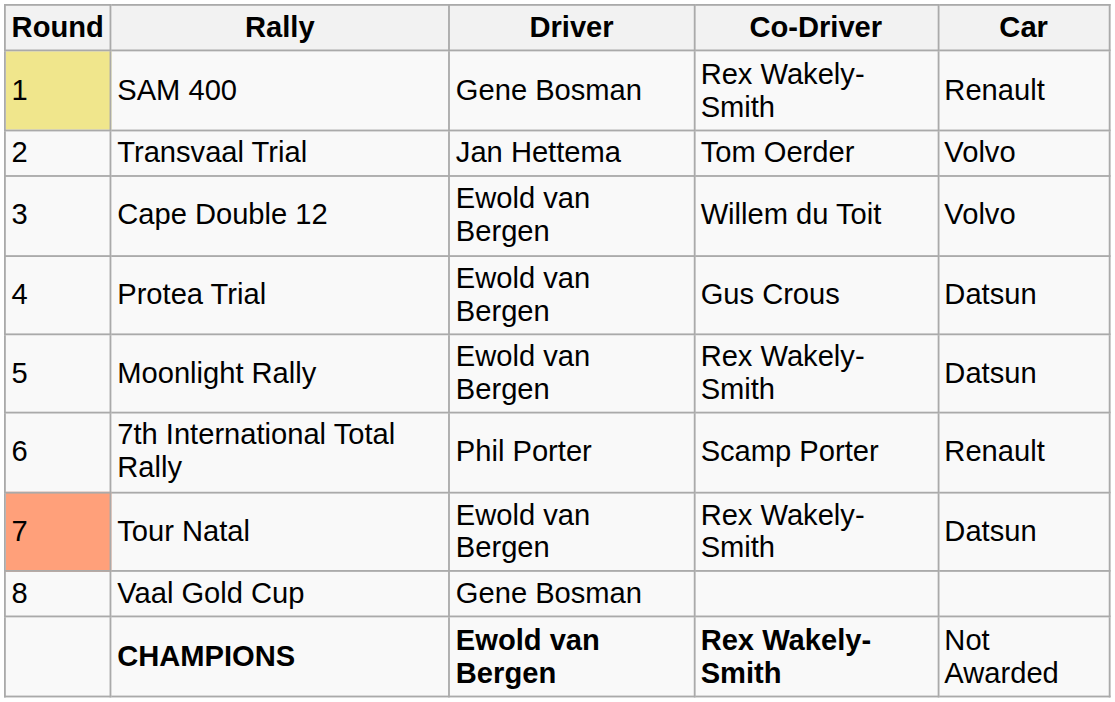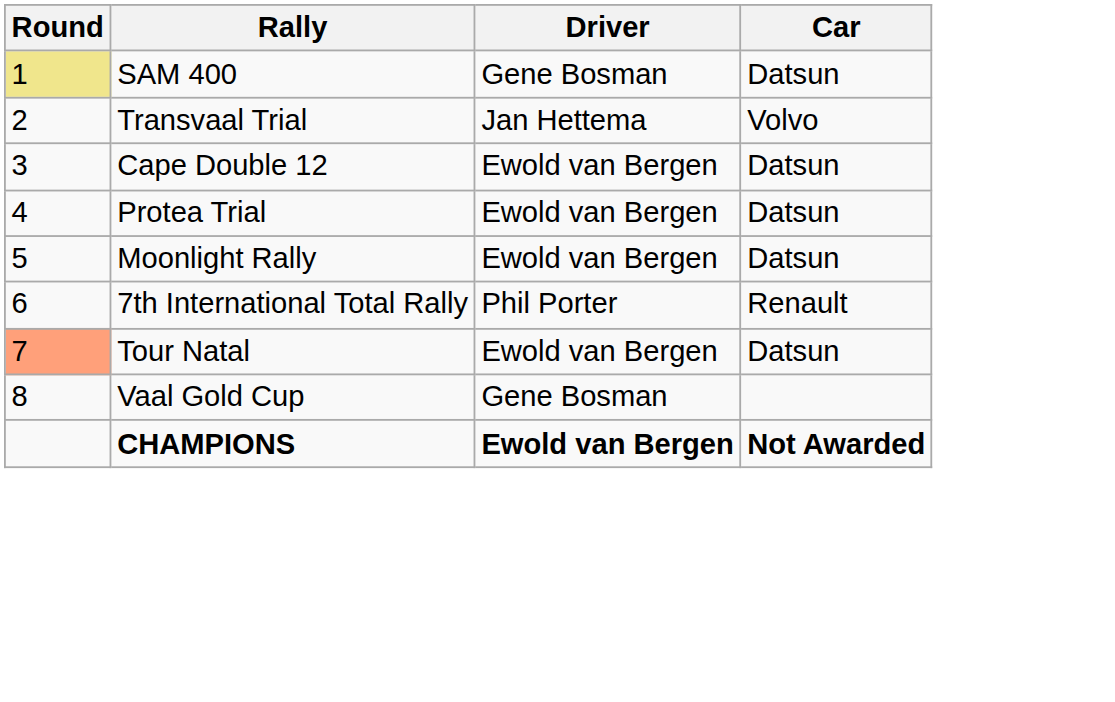- column: (816, 27)
(995, 90) Renault -> (793, 73) Datsun
(980, 215) Volvo -> (793, 166) Datsun
(1002, 656) normal -> (836, 443) bold
